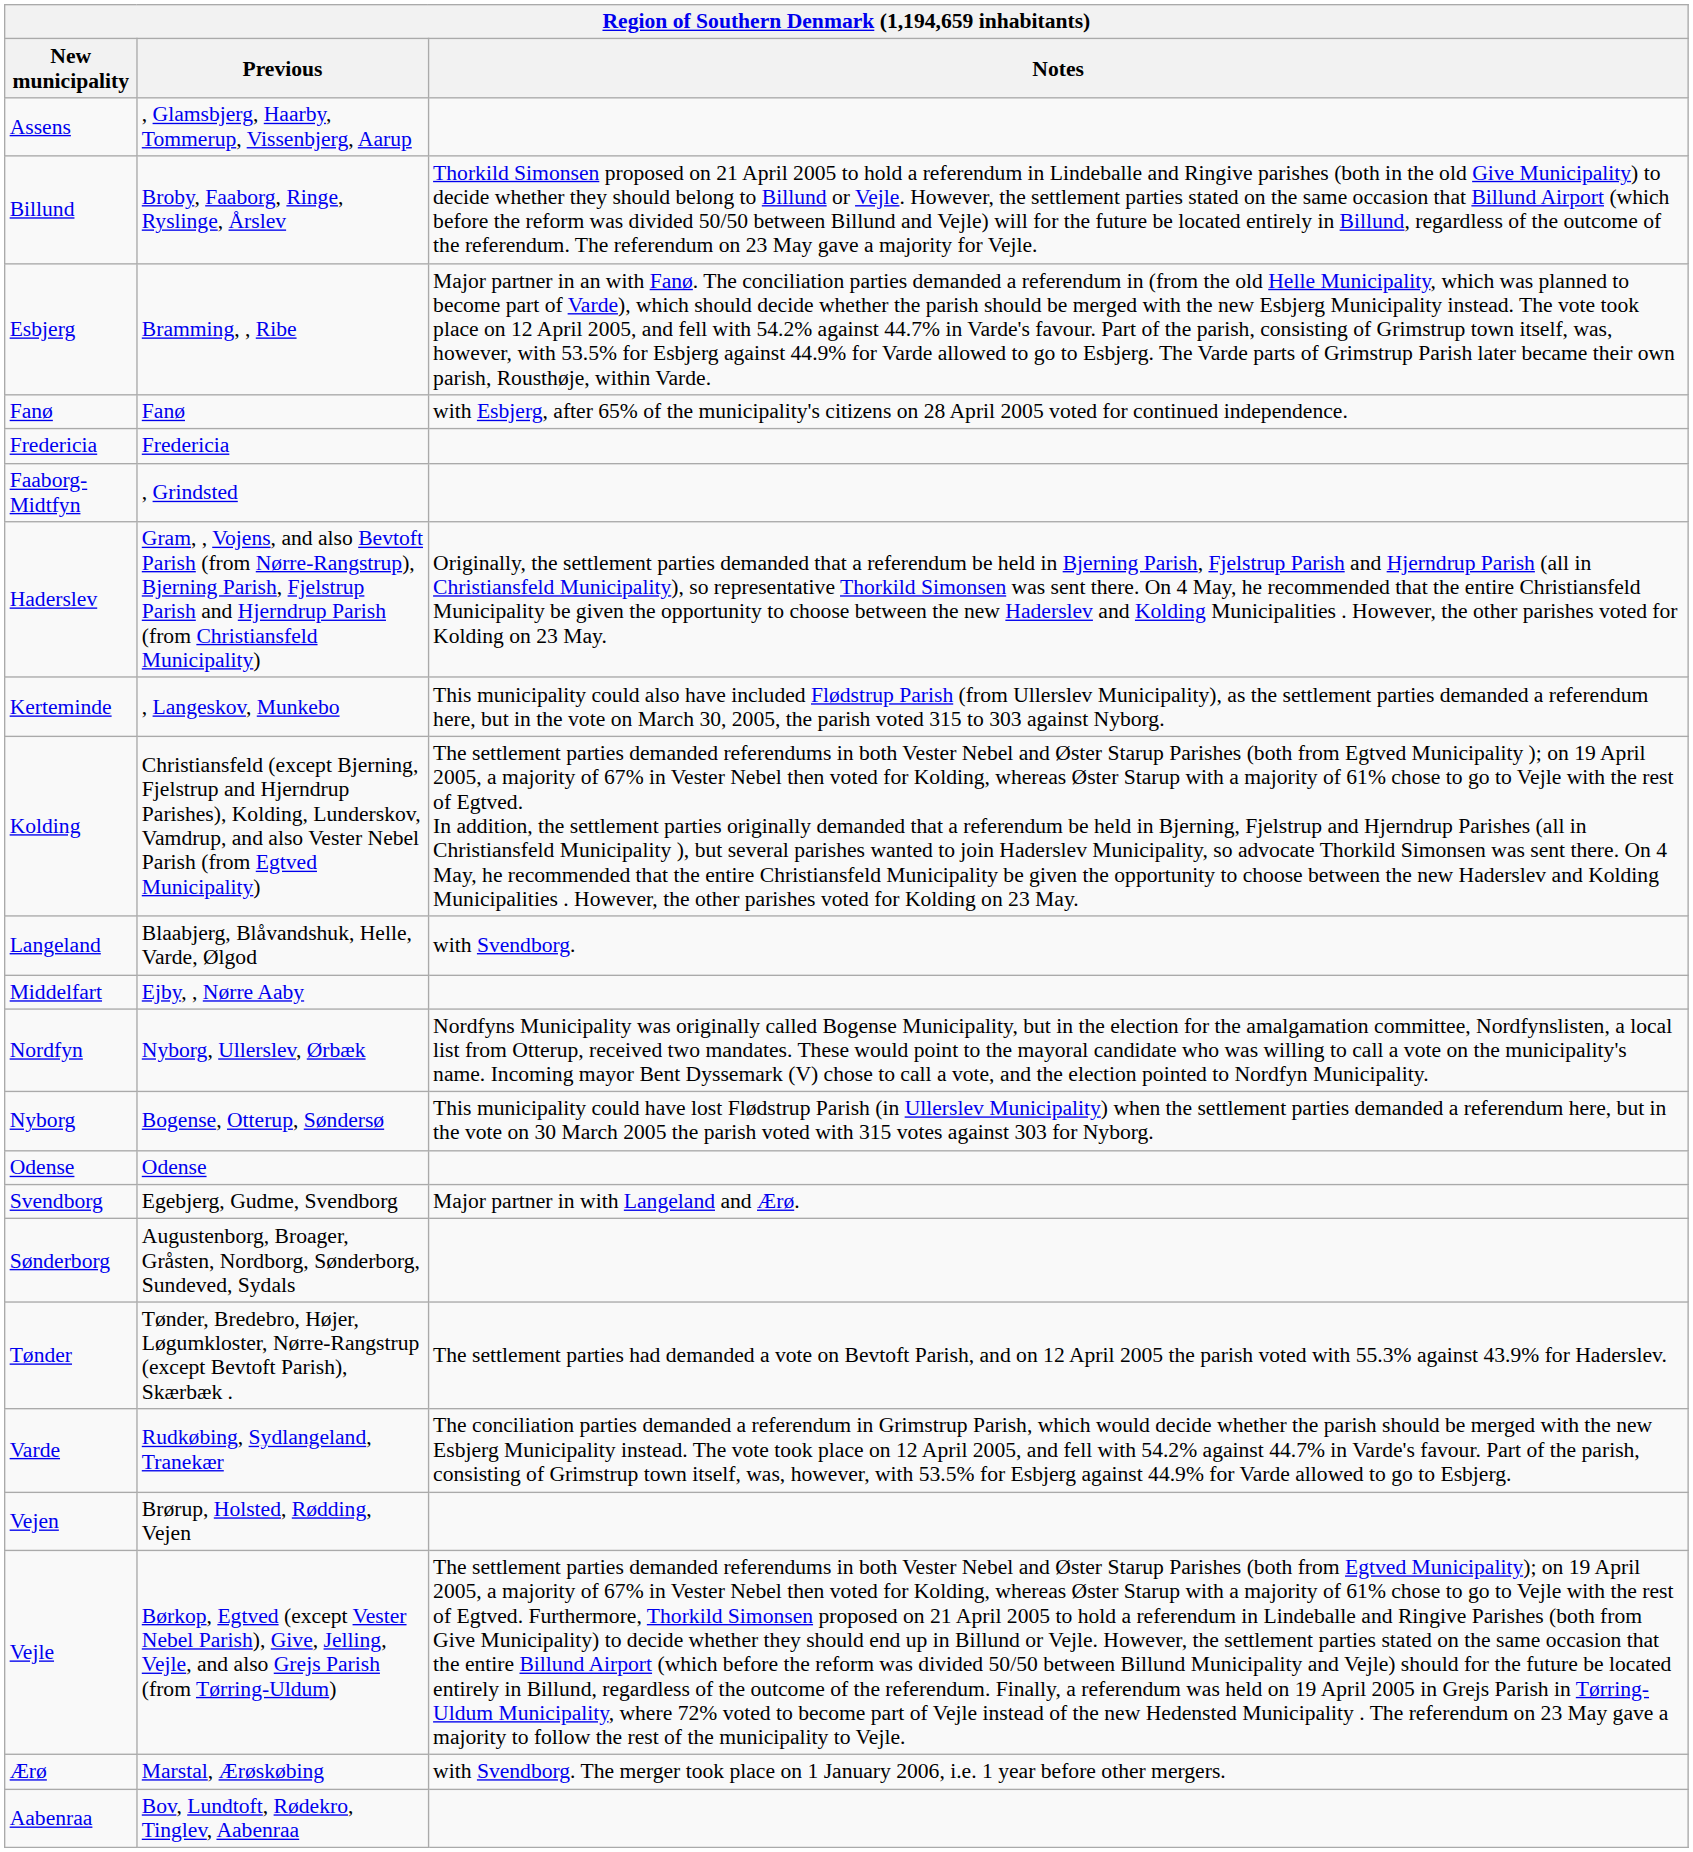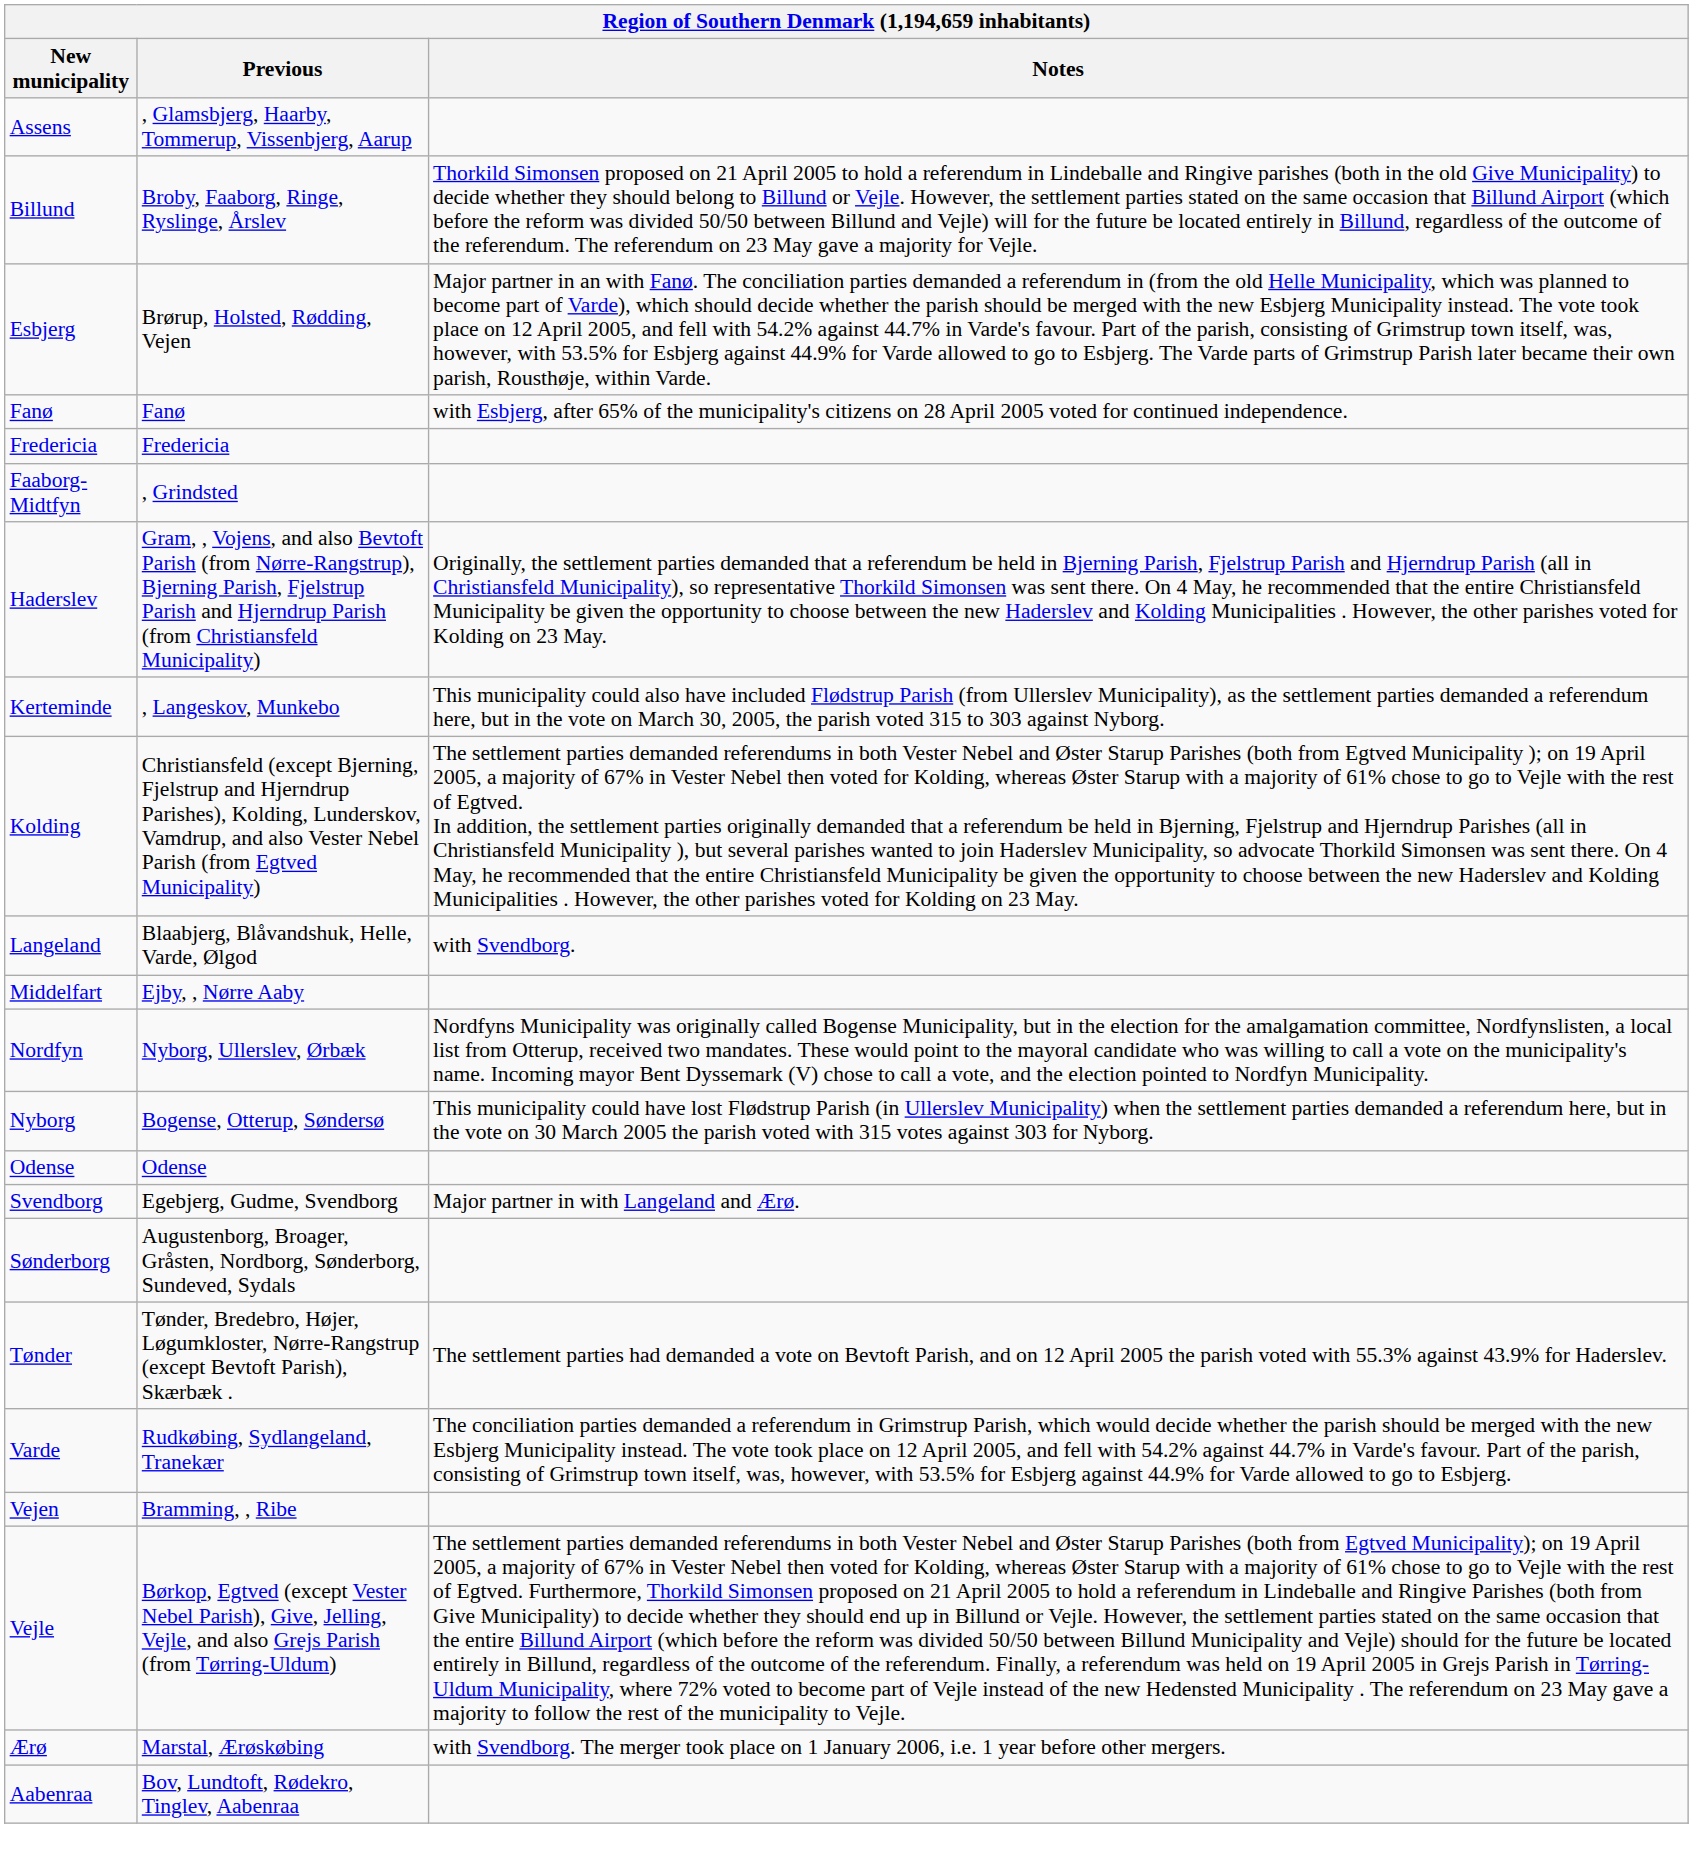(219, 328) Bramming, , Ribe -> (257, 328) Brørup, Holsted, Rødding, Vejen
(257, 1520) Brørup, Holsted, Rødding, Vejen -> (219, 1508) Bramming, , Ribe
